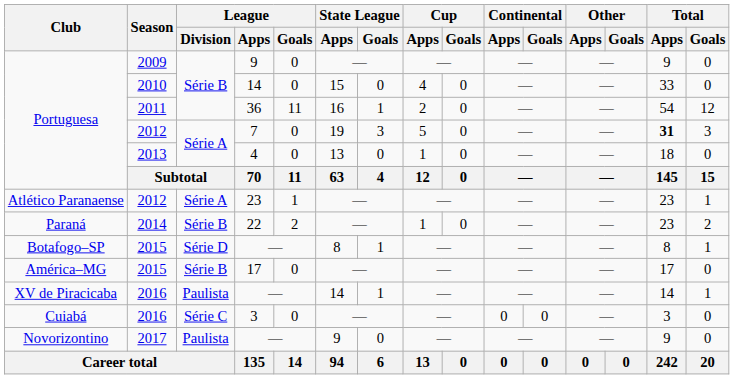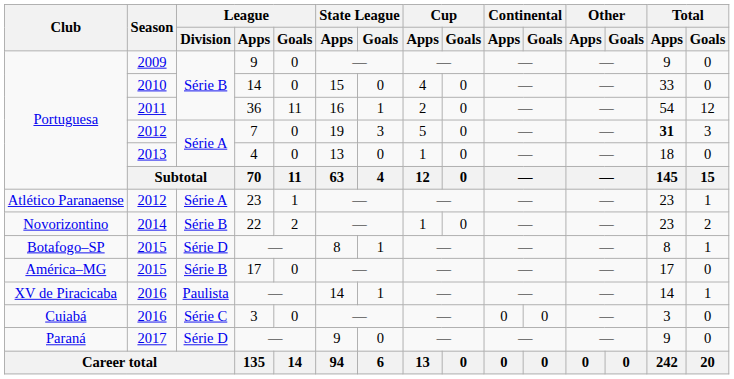(66, 223) Paraná -> (66, 223) Novorizontino
(66, 339) Novorizontino -> (66, 339) Paraná
(206, 339) Paulista -> (206, 339) Série D
